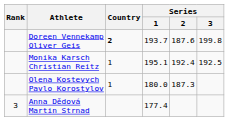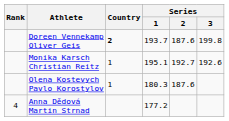(183, 62) 192.4 -> (183, 62) 192.7
(210, 62) 192.5 -> (210, 62) 192.6
(156, 84) 180.0 -> (156, 84) 180.3
(183, 84) 187.3 -> (183, 84) 187.6
(16, 106) 3 -> (16, 106) 4
(156, 106) 177.4 -> (156, 106) 177.2
